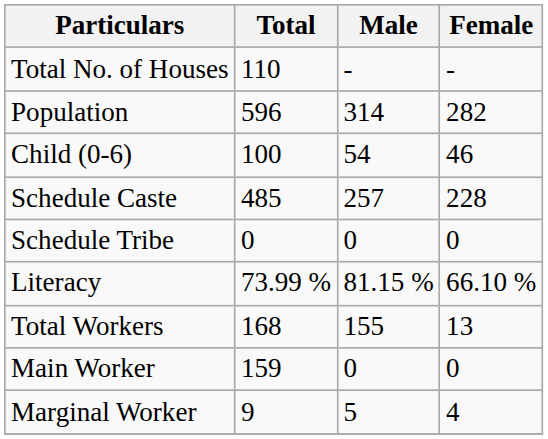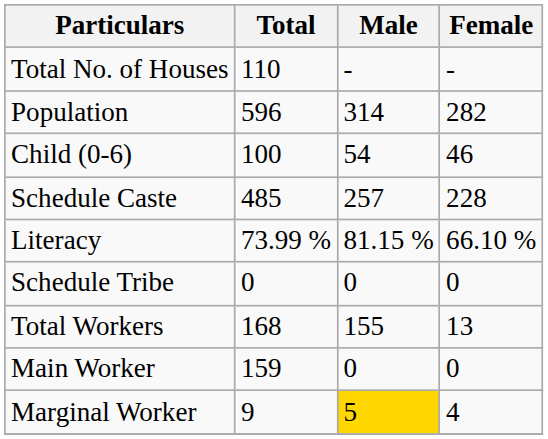rows swapped: (93, 240) <-> (56, 283)
(350, 411) no background -> (350, 411) gold background
